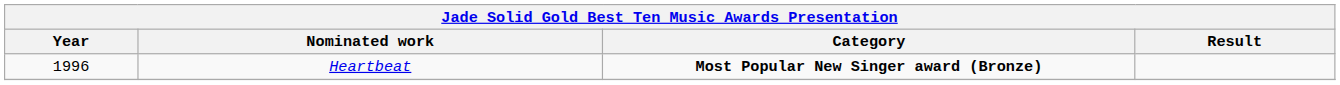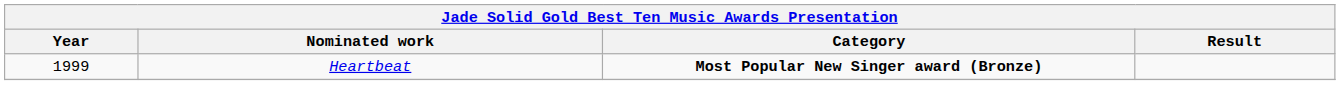(71, 67) 1996 -> (71, 67) 1999
